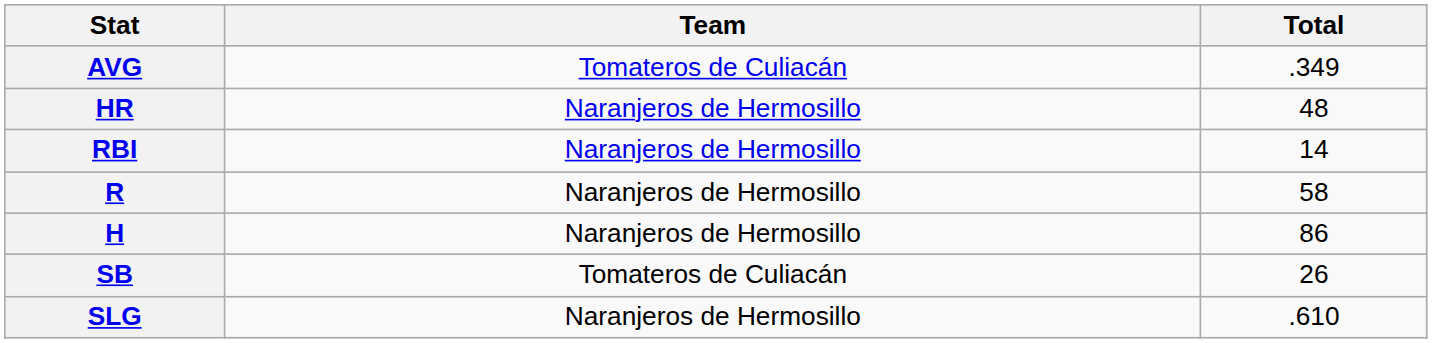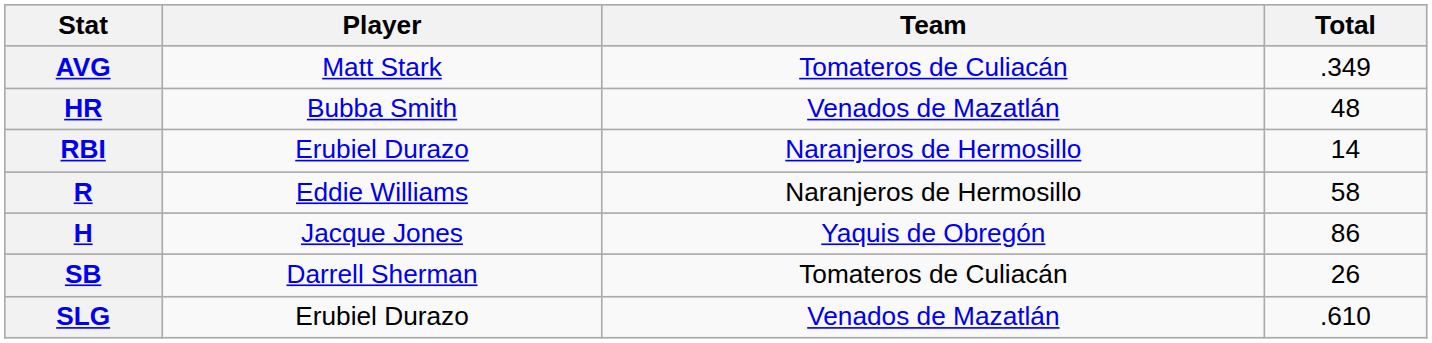+ column: (382, 25)
(713, 108) Naranjeros de Hermosillo -> (933, 108) Venados de Mazatlán
(713, 233) Naranjeros de Hermosillo -> (933, 233) Yaquis de Obregón
(713, 316) Naranjeros de Hermosillo -> (933, 316) Venados de Mazatlán
